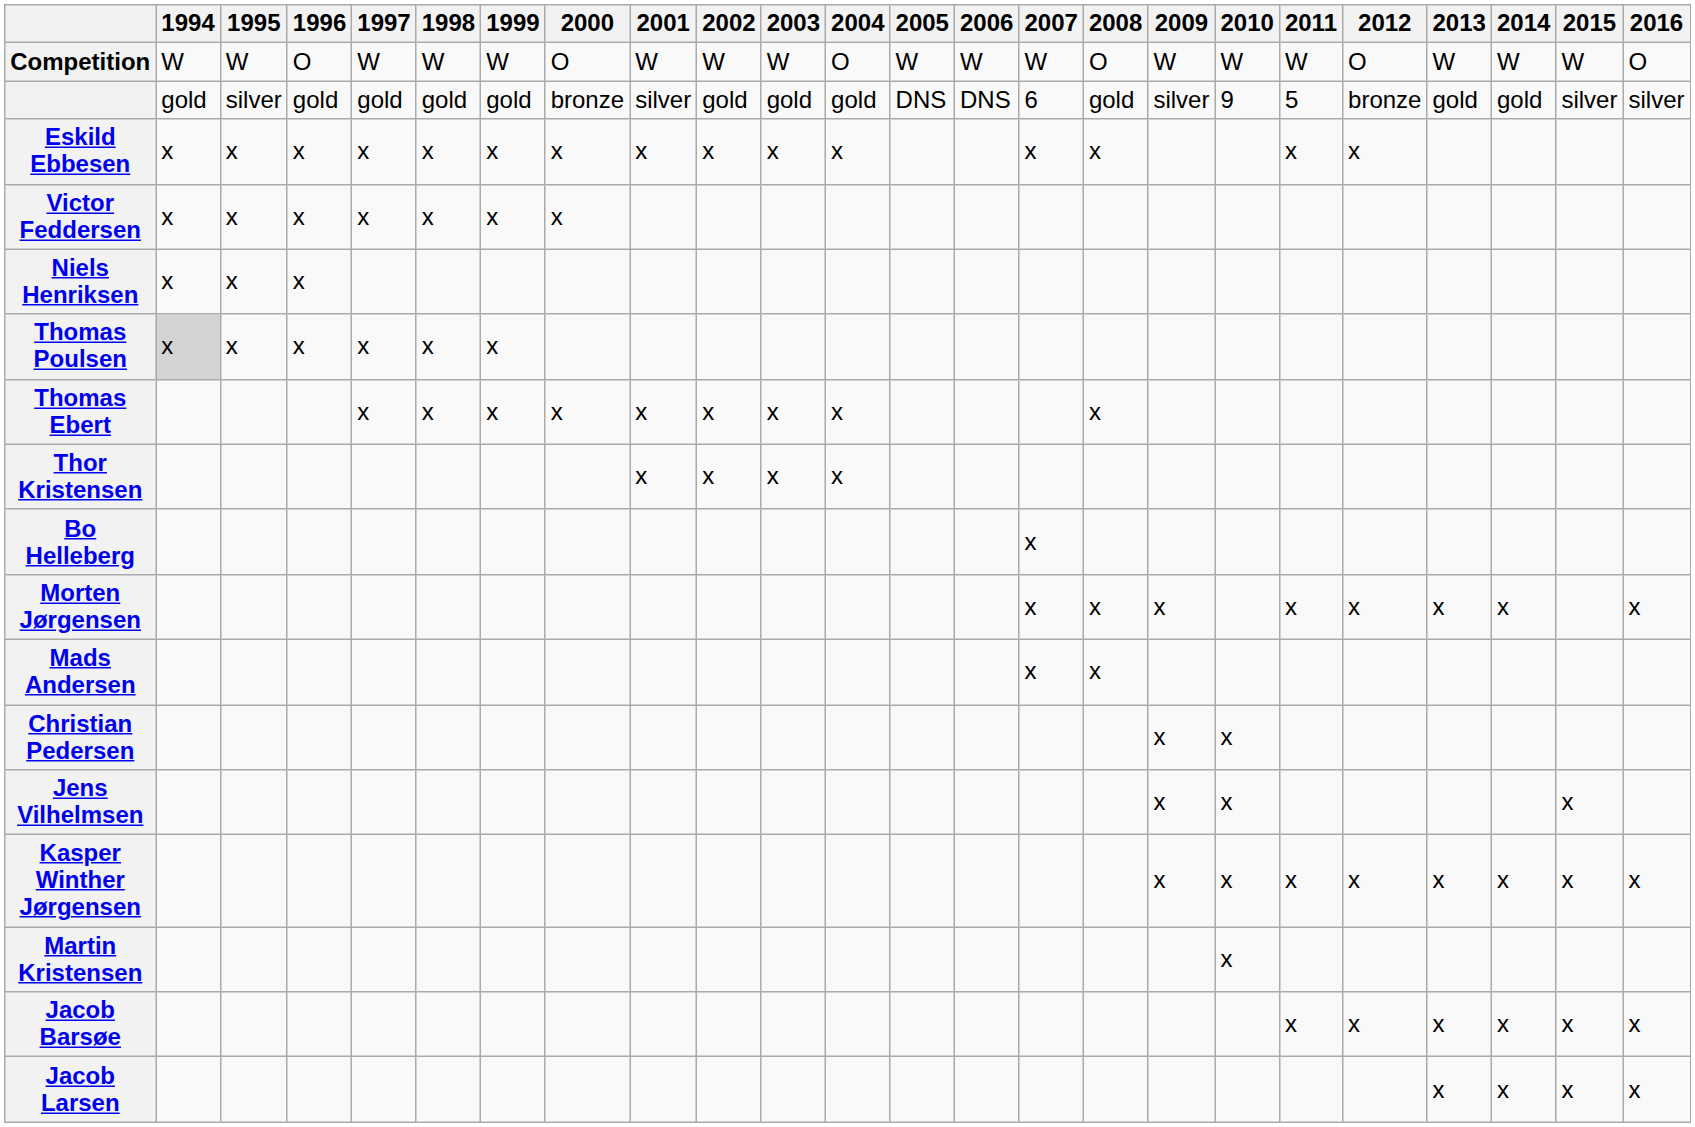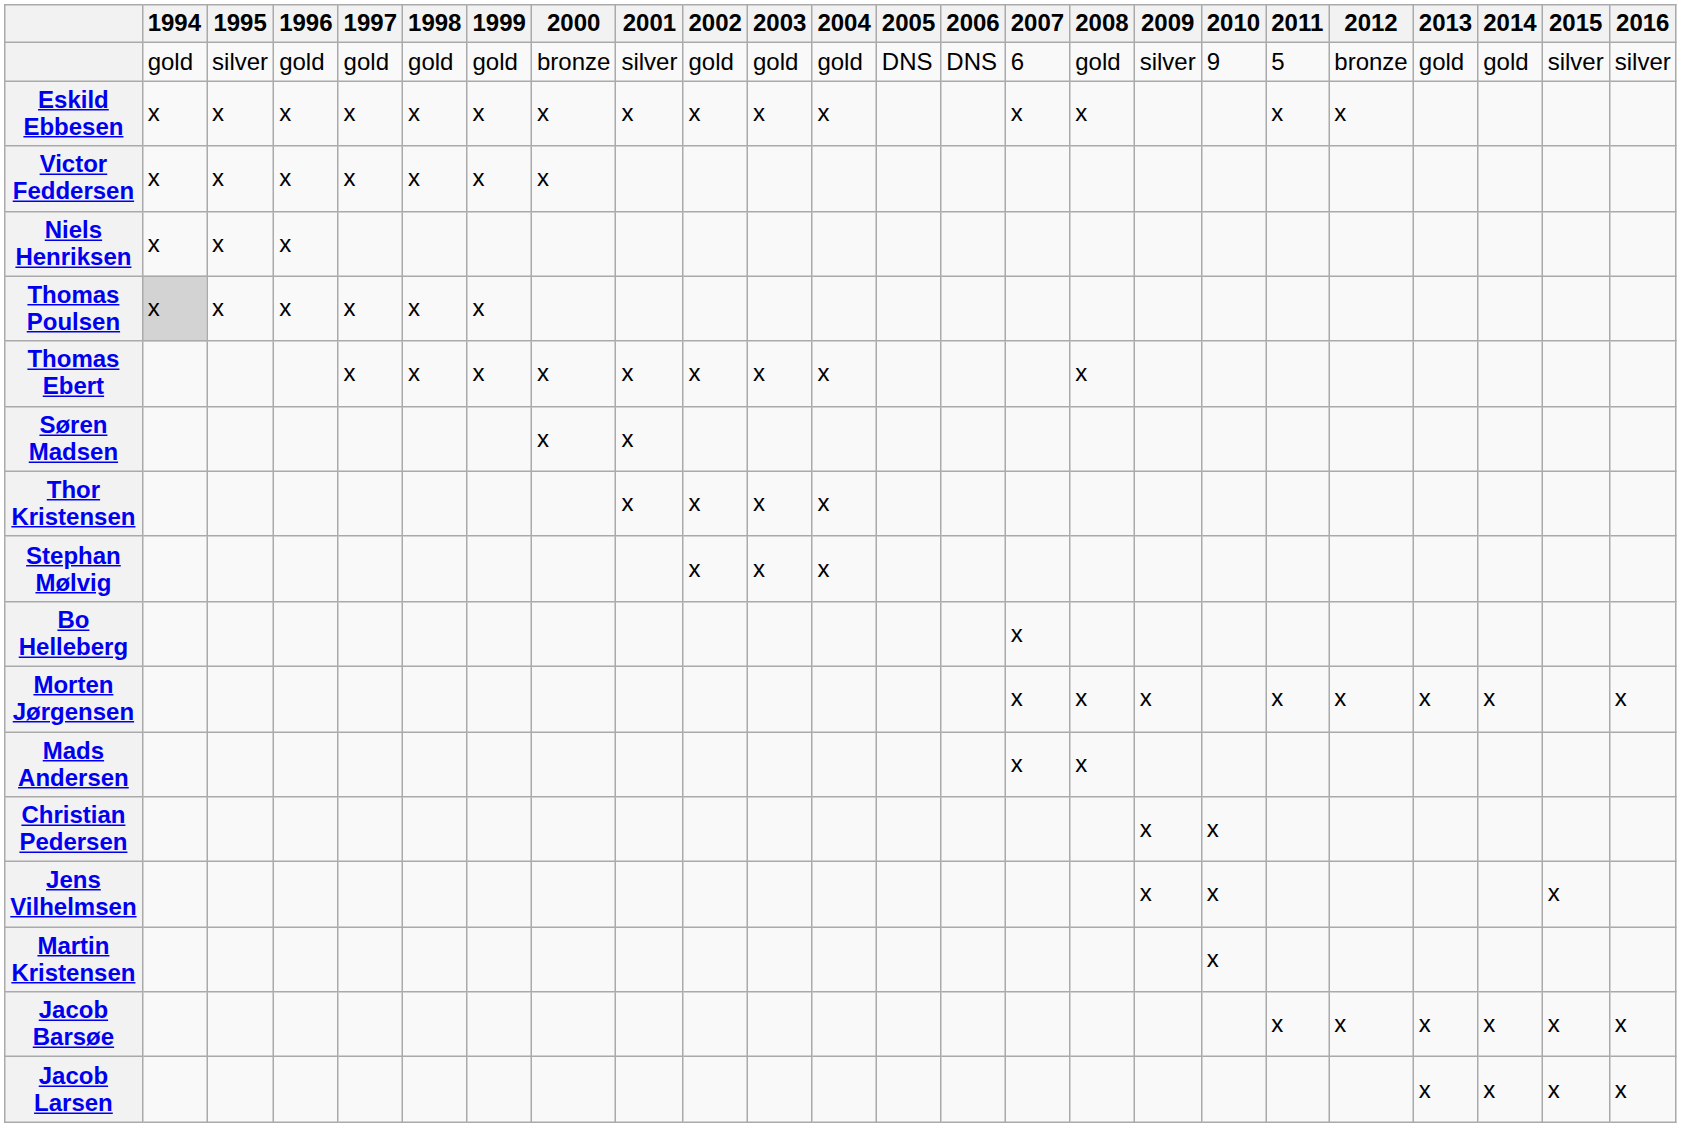- row: (80, 61)
+ row: (73, 438)
+ row: (73, 568)
- row: (80, 880)
